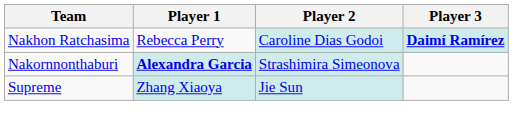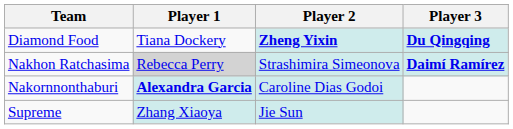+ row: (53, 40)
(180, 40) no background -> (180, 64) lightgrey background
(321, 40) Caroline Dias Godoi -> (329, 64) Strashimira Simeonova
(329, 64) Strashimira Simeonova -> (321, 87) Caroline Dias Godoi
